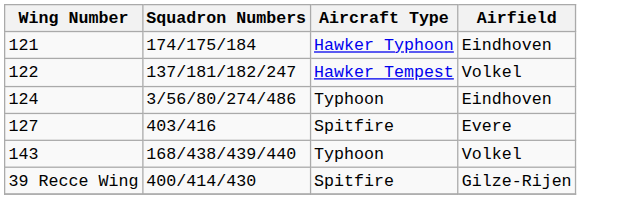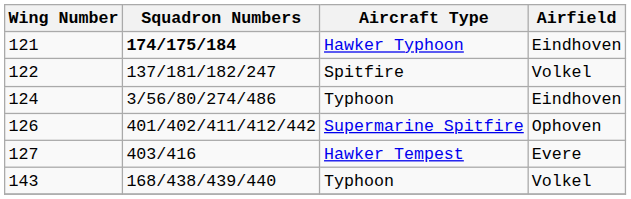(201, 45) normal -> (181, 45) bold
(384, 72) Hawker Tempest -> (364, 72) Spitfire
+ row: (24, 127)
(354, 127) Spitfire -> (394, 154) Hawker Tempest
- row: (74, 181)
